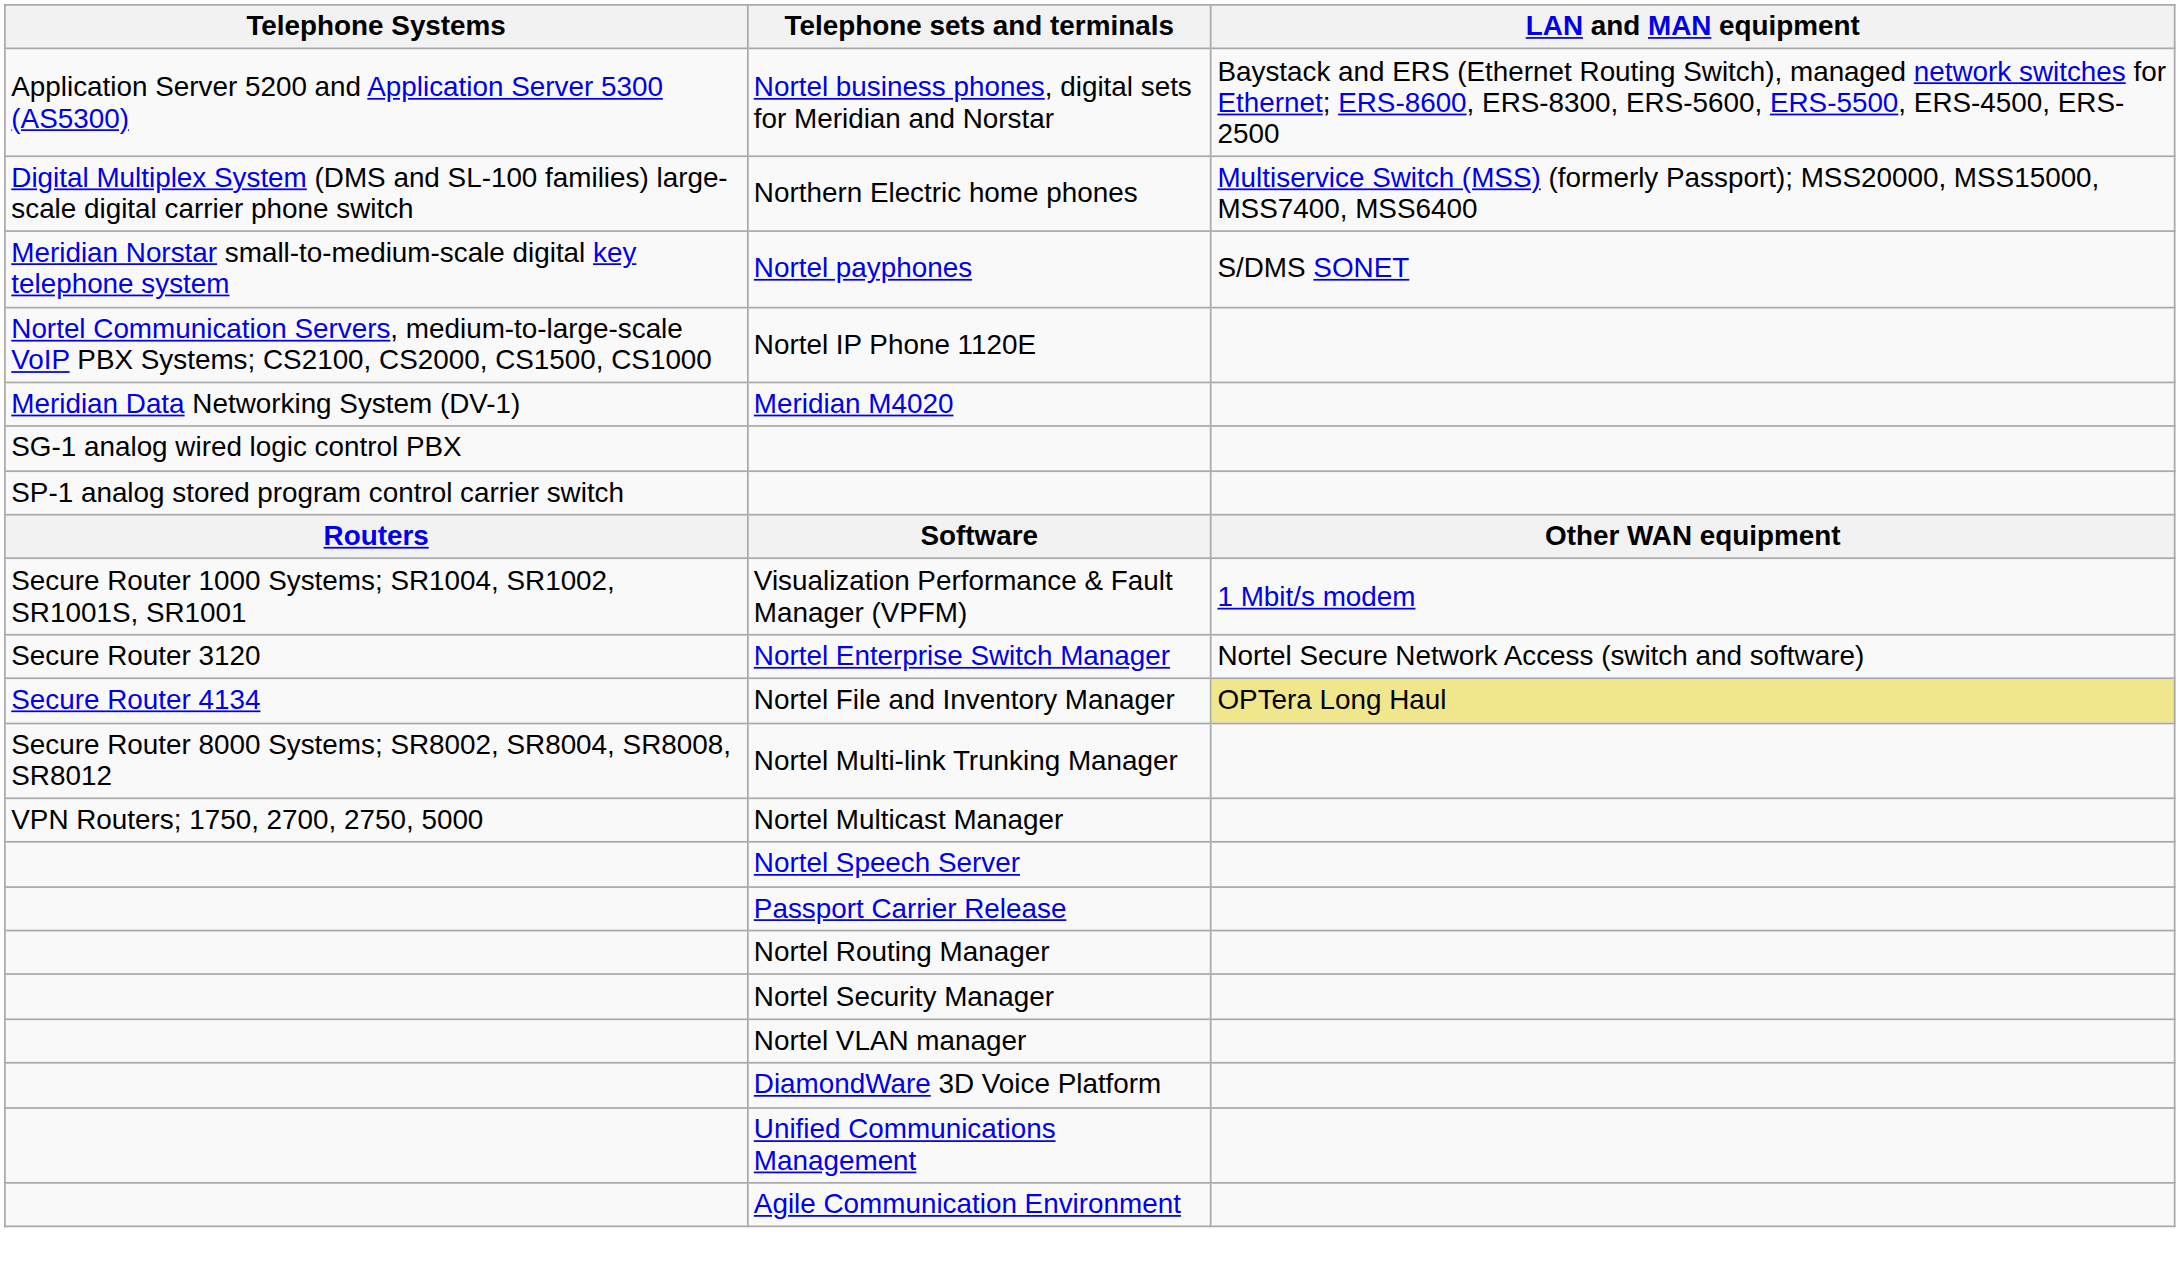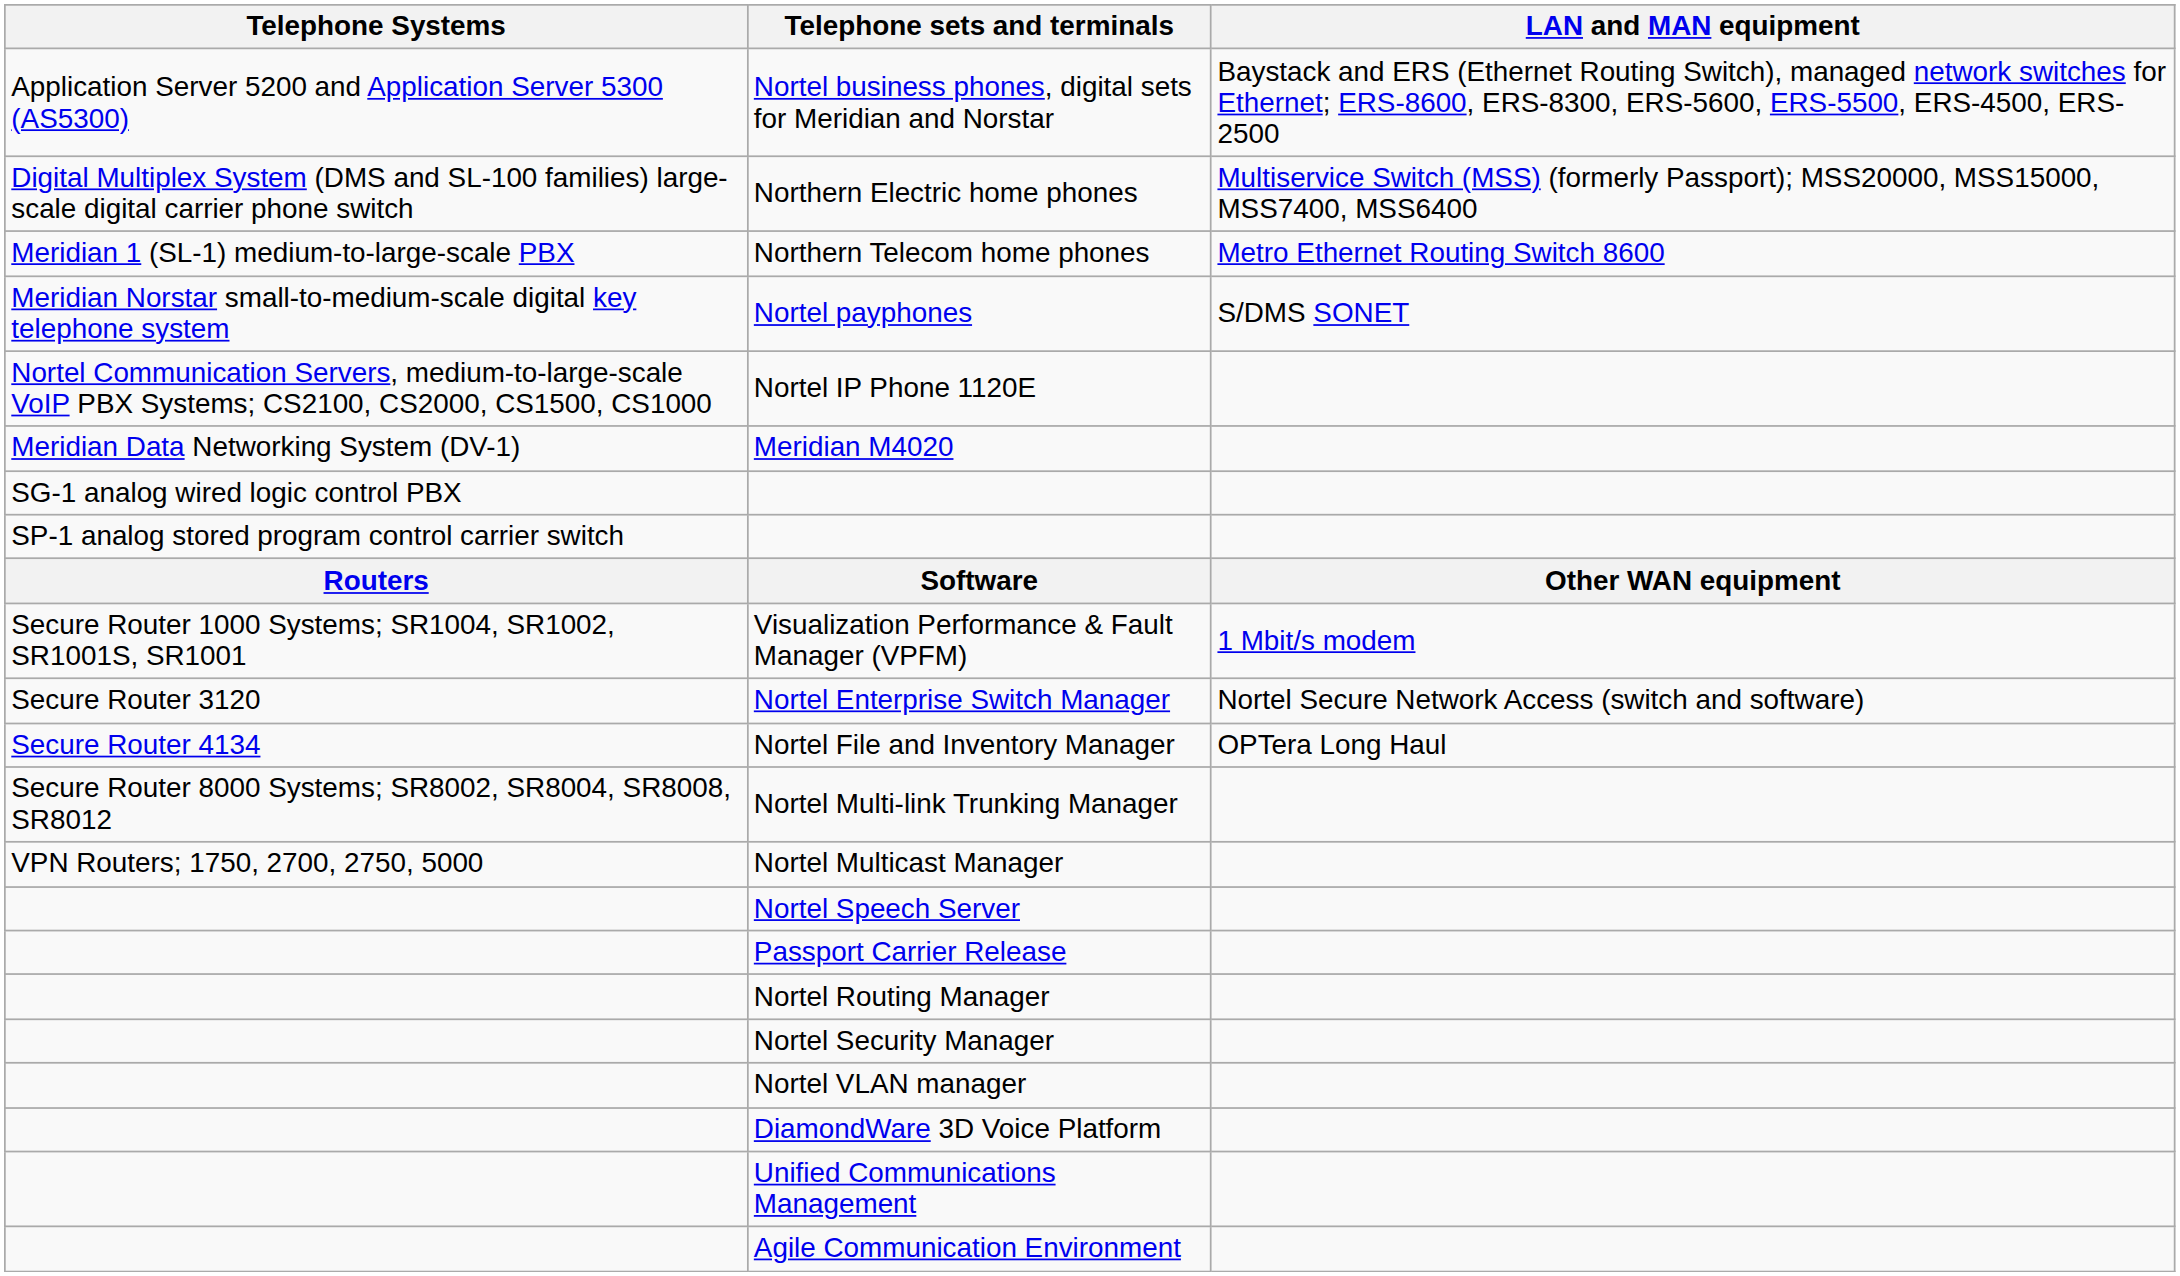+ row: (293, 252)
(1332, 700) khaki background -> (1332, 744) no background
